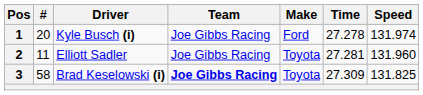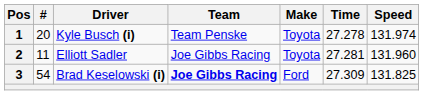(220, 35) Joe Gibbs Racing -> (209, 35) Team Penske
(296, 35) Ford -> (302, 35) Toyota
(43, 75) 58 -> (43, 75) 54
(302, 75) Toyota -> (296, 75) Ford
